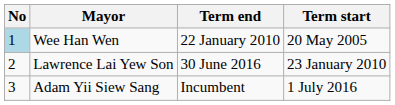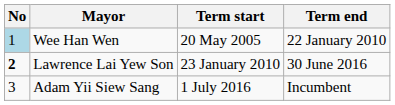columns swapped: (337, 16) <-> (230, 16)
(12, 64) normal -> (12, 64) bold
